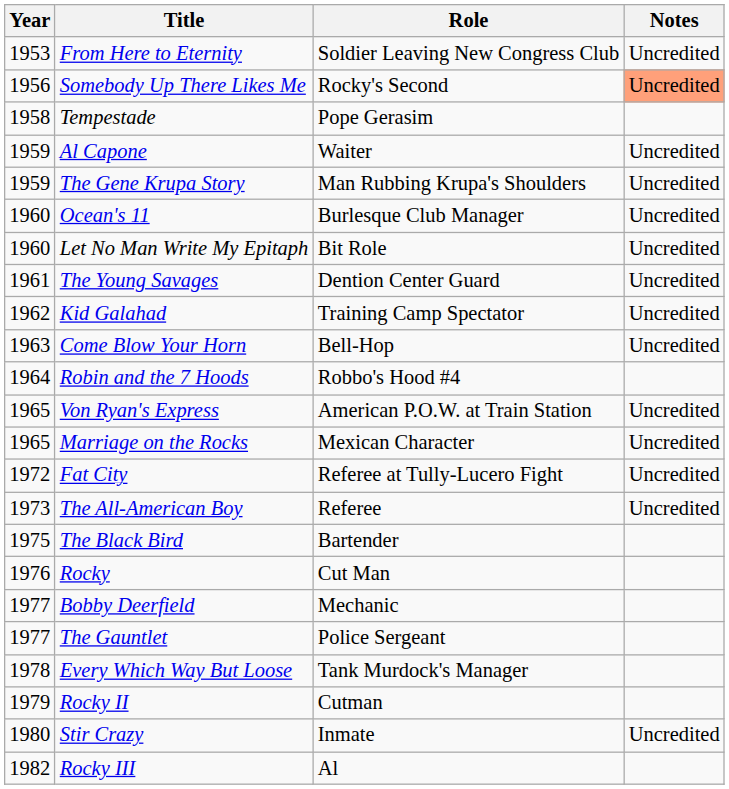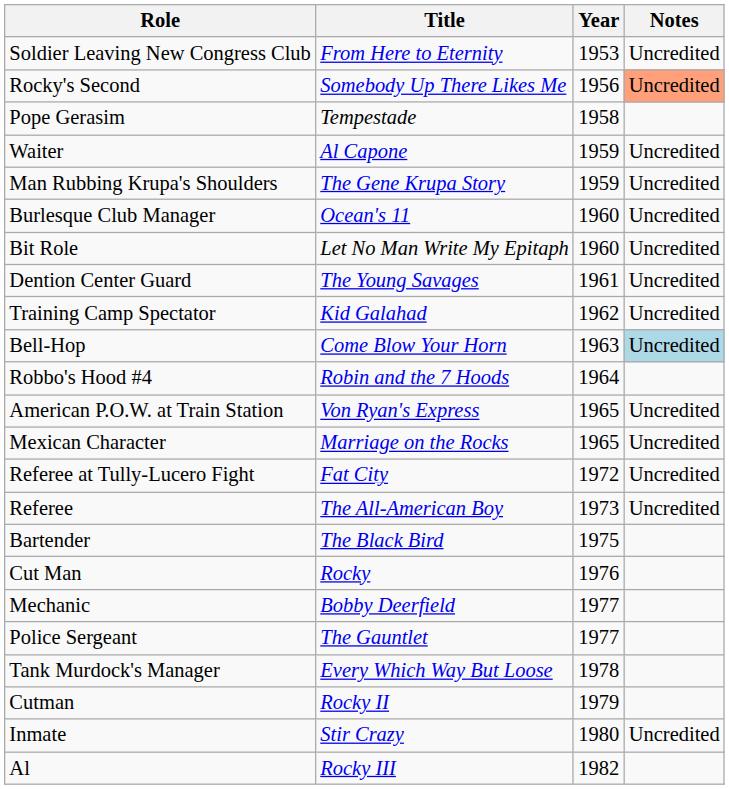columns swapped: (30, 20) <-> (469, 20)
(674, 345) no background -> (674, 345) lightblue background
